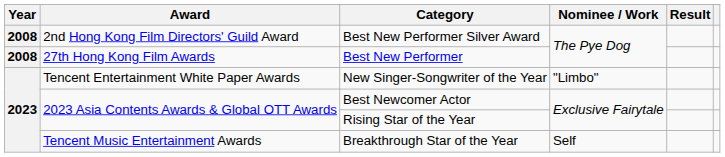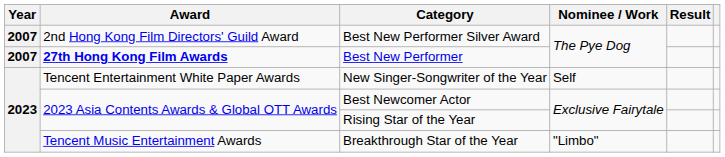(22, 36) 2008 -> (22, 36) 2007
(22, 57) 2008 -> (22, 57) 2007
(129, 57) normal -> (135, 57) bold
(576, 78) "Limbo" -> (564, 78) Self
(564, 141) Self -> (576, 141) "Limbo"
